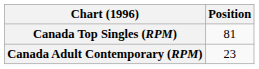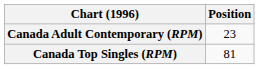rows swapped: (105, 34) <-> (105, 53)
